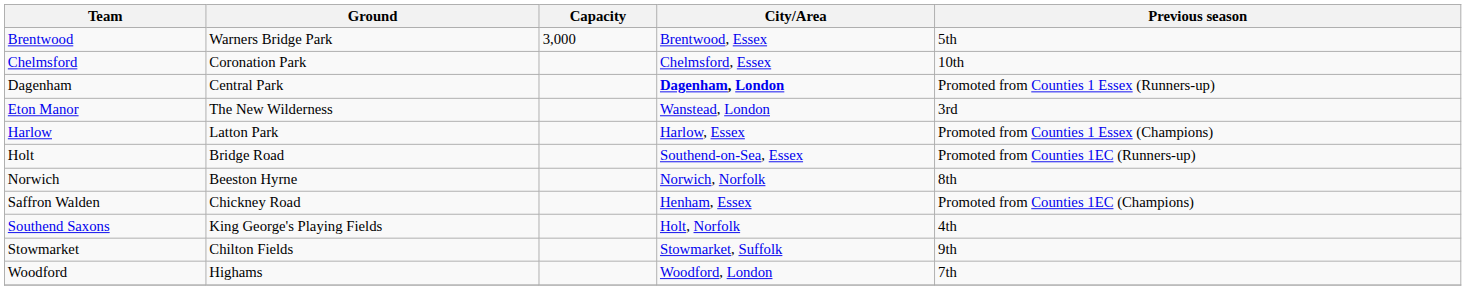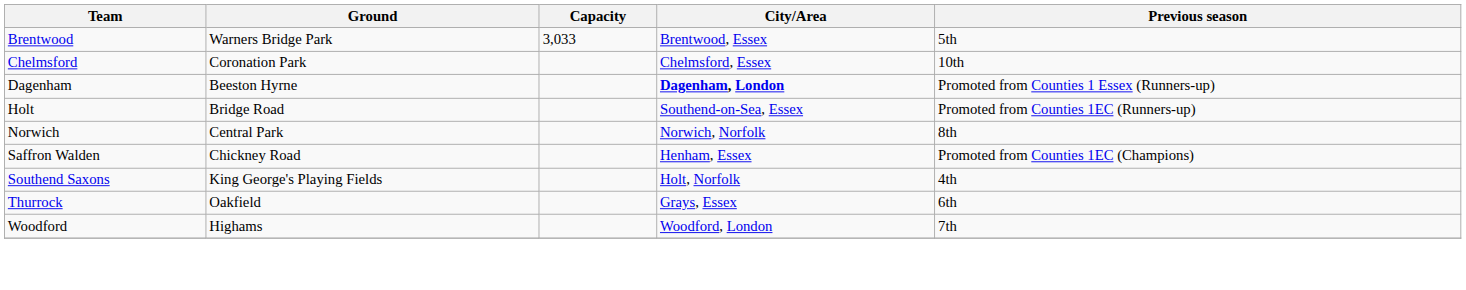(559, 39) 3,000 -> (559, 39) 3,033
(246, 86) Central Park -> (253, 86) Beeston Hyrne
- row: (43, 109)
- row: (30, 132)
(253, 179) Beeston Hyrne -> (246, 132) Central Park
- row: (43, 249)
+ row: (35, 202)
